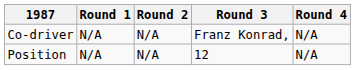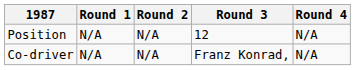rows swapped: (40, 34) <-> (37, 54)
